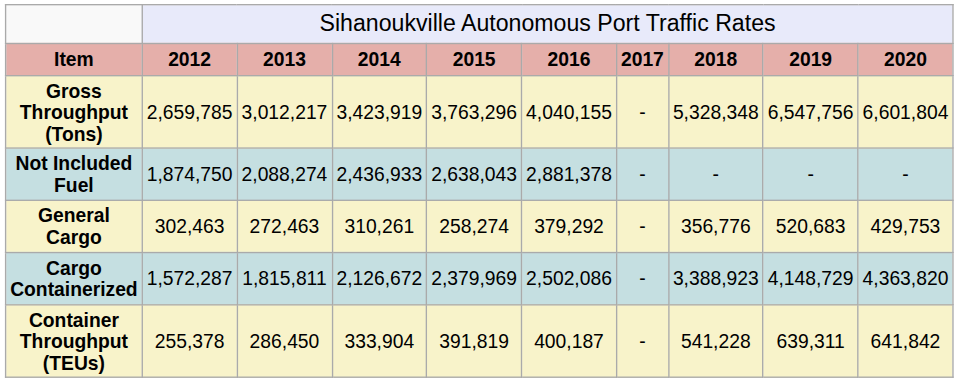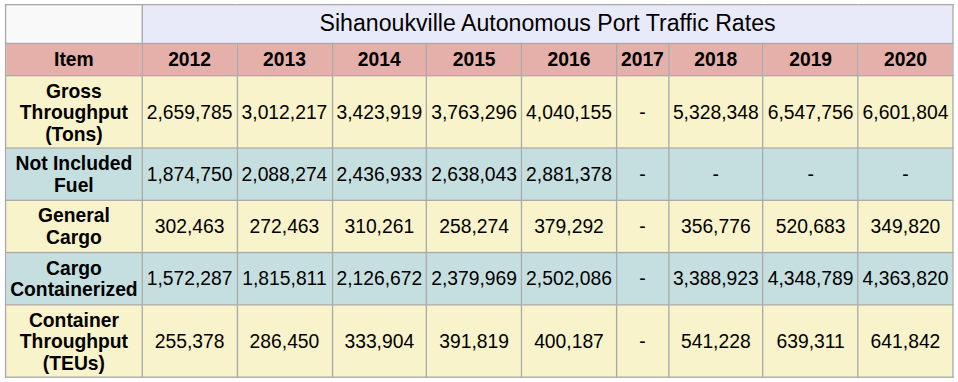(905, 226) 429,753 -> (905, 226) 349,820
(811, 278) 4,148,729 -> (811, 278) 4,348,789
